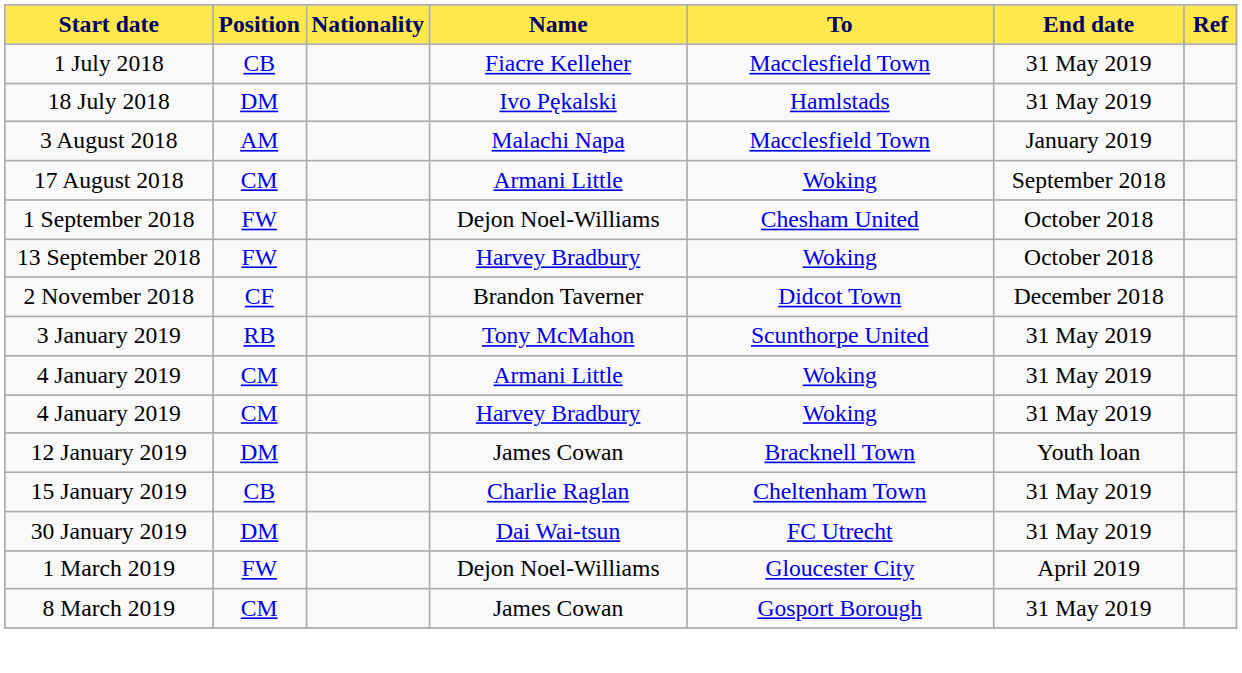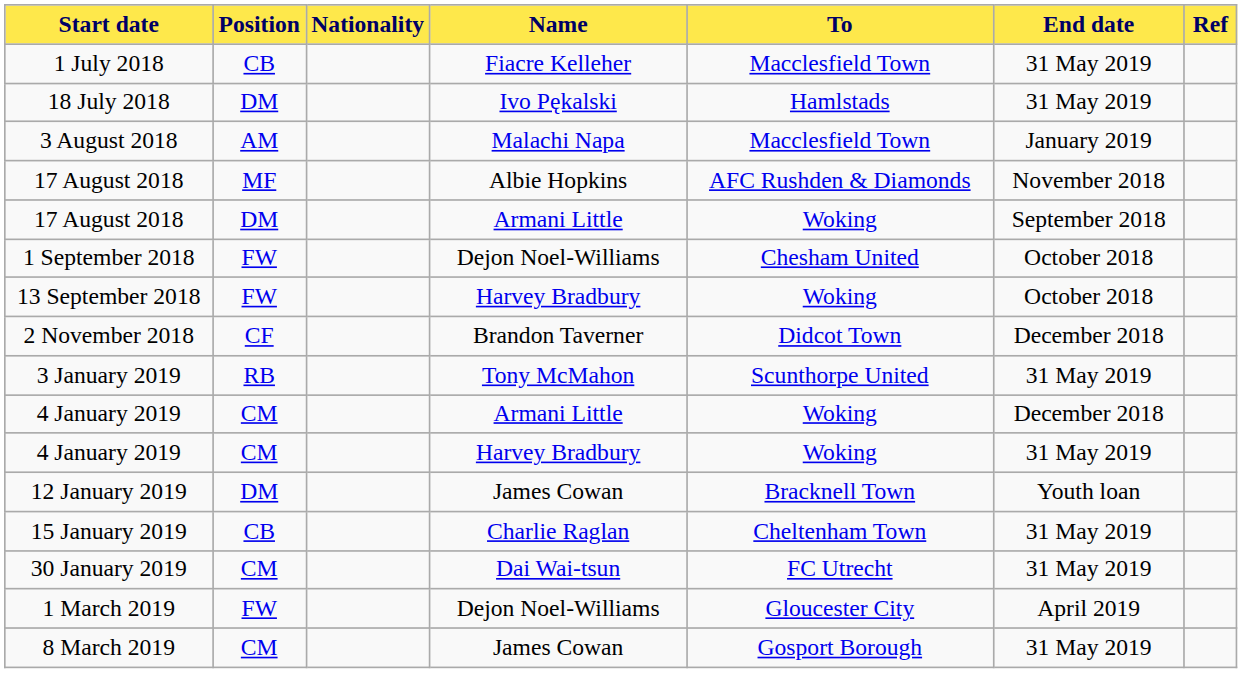+ row: (109, 180)
(259, 180) CM -> (259, 219) DM
(1089, 374) 31 May 2019 -> (1089, 413) December 2018
(259, 530) DM -> (259, 569) CM
